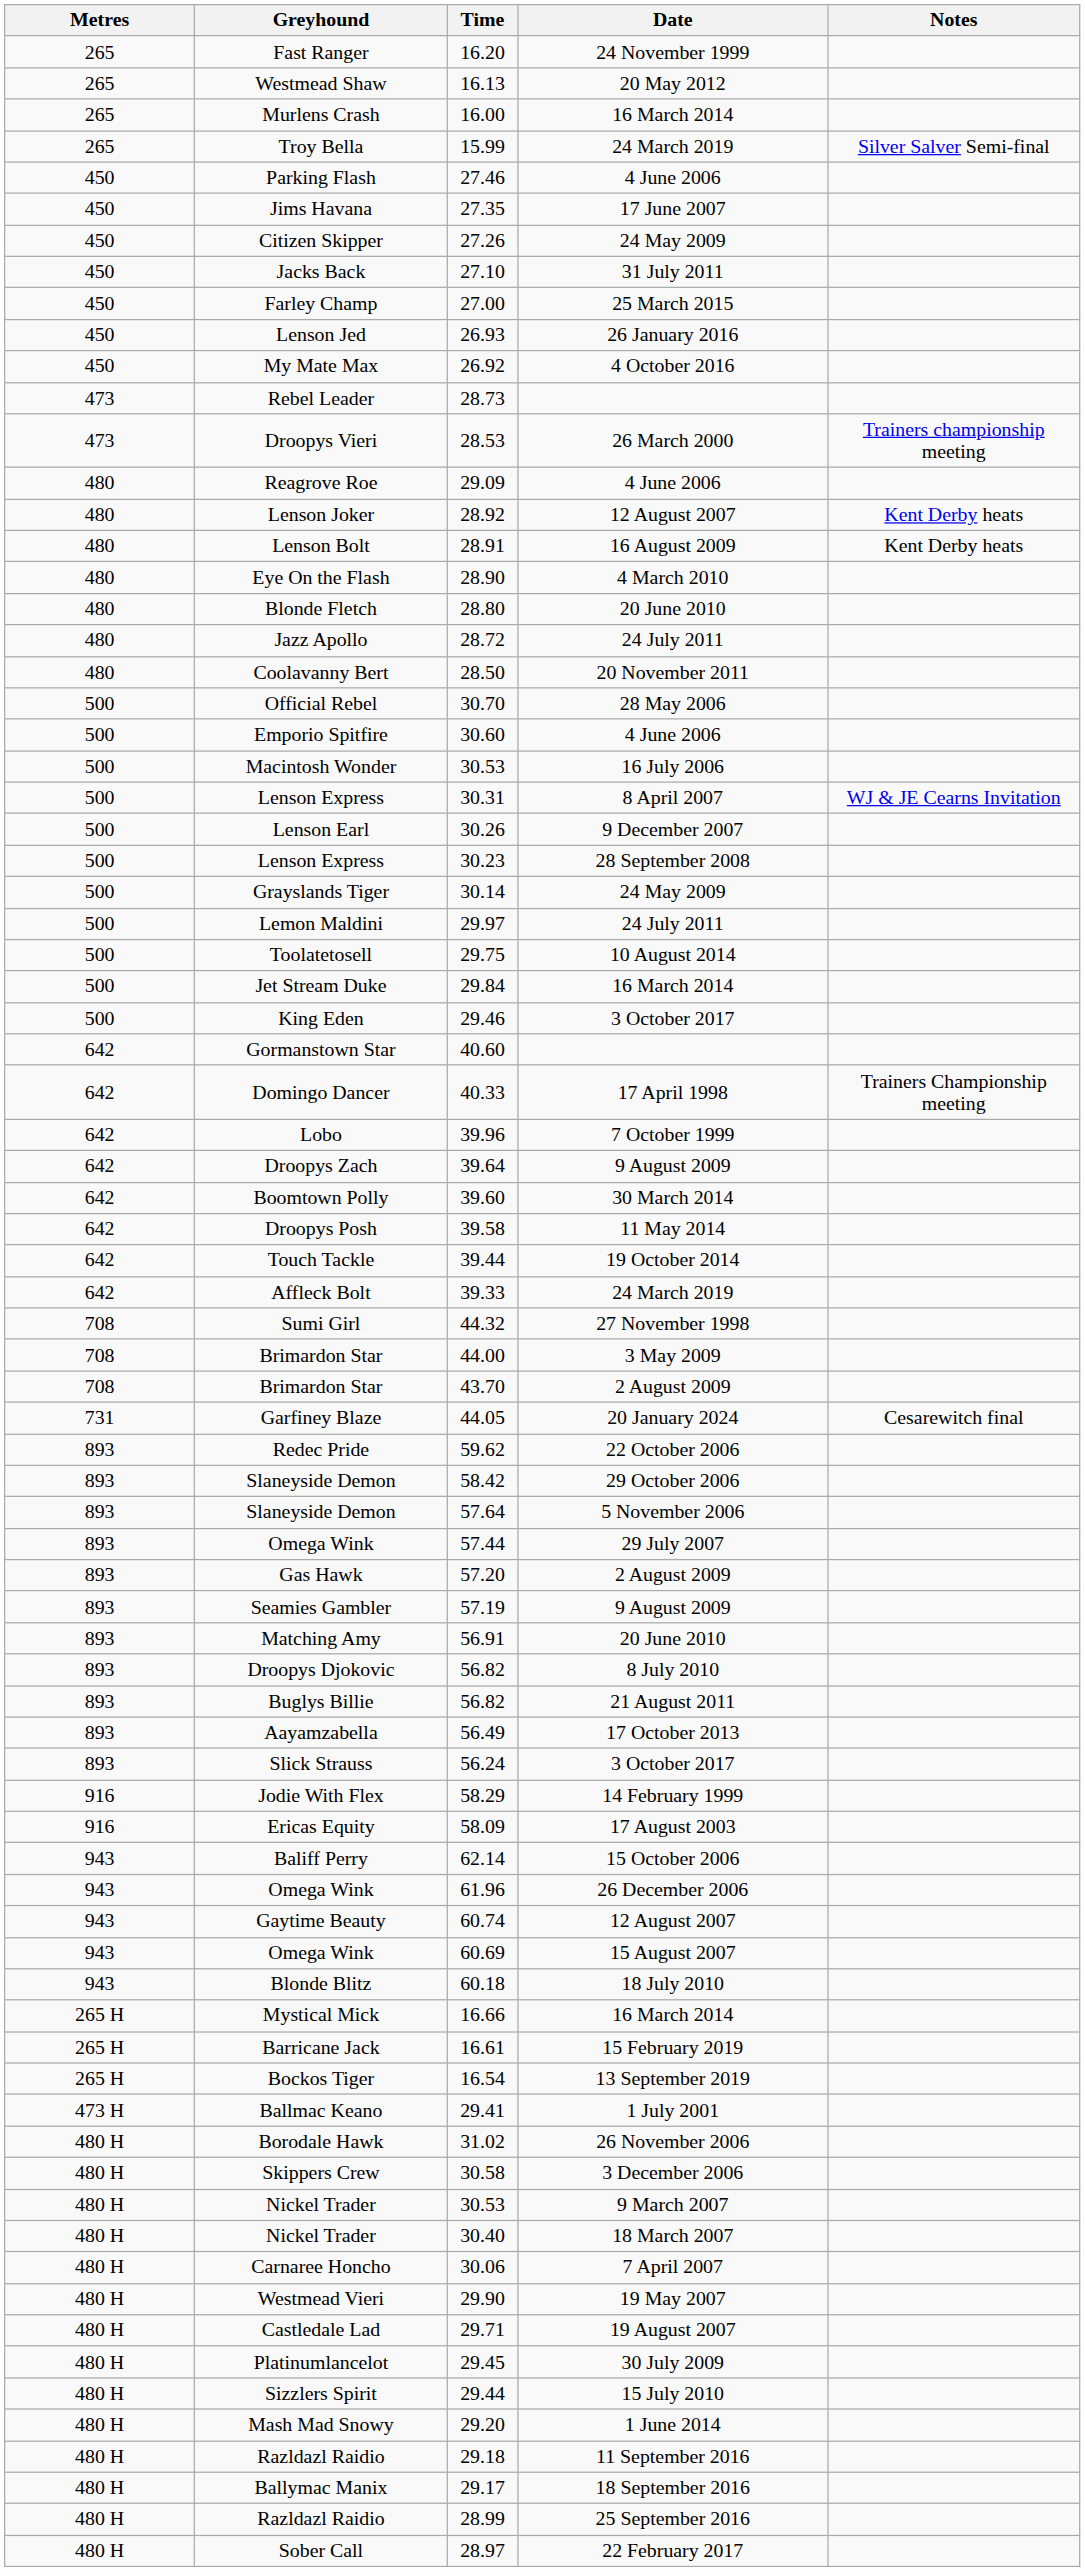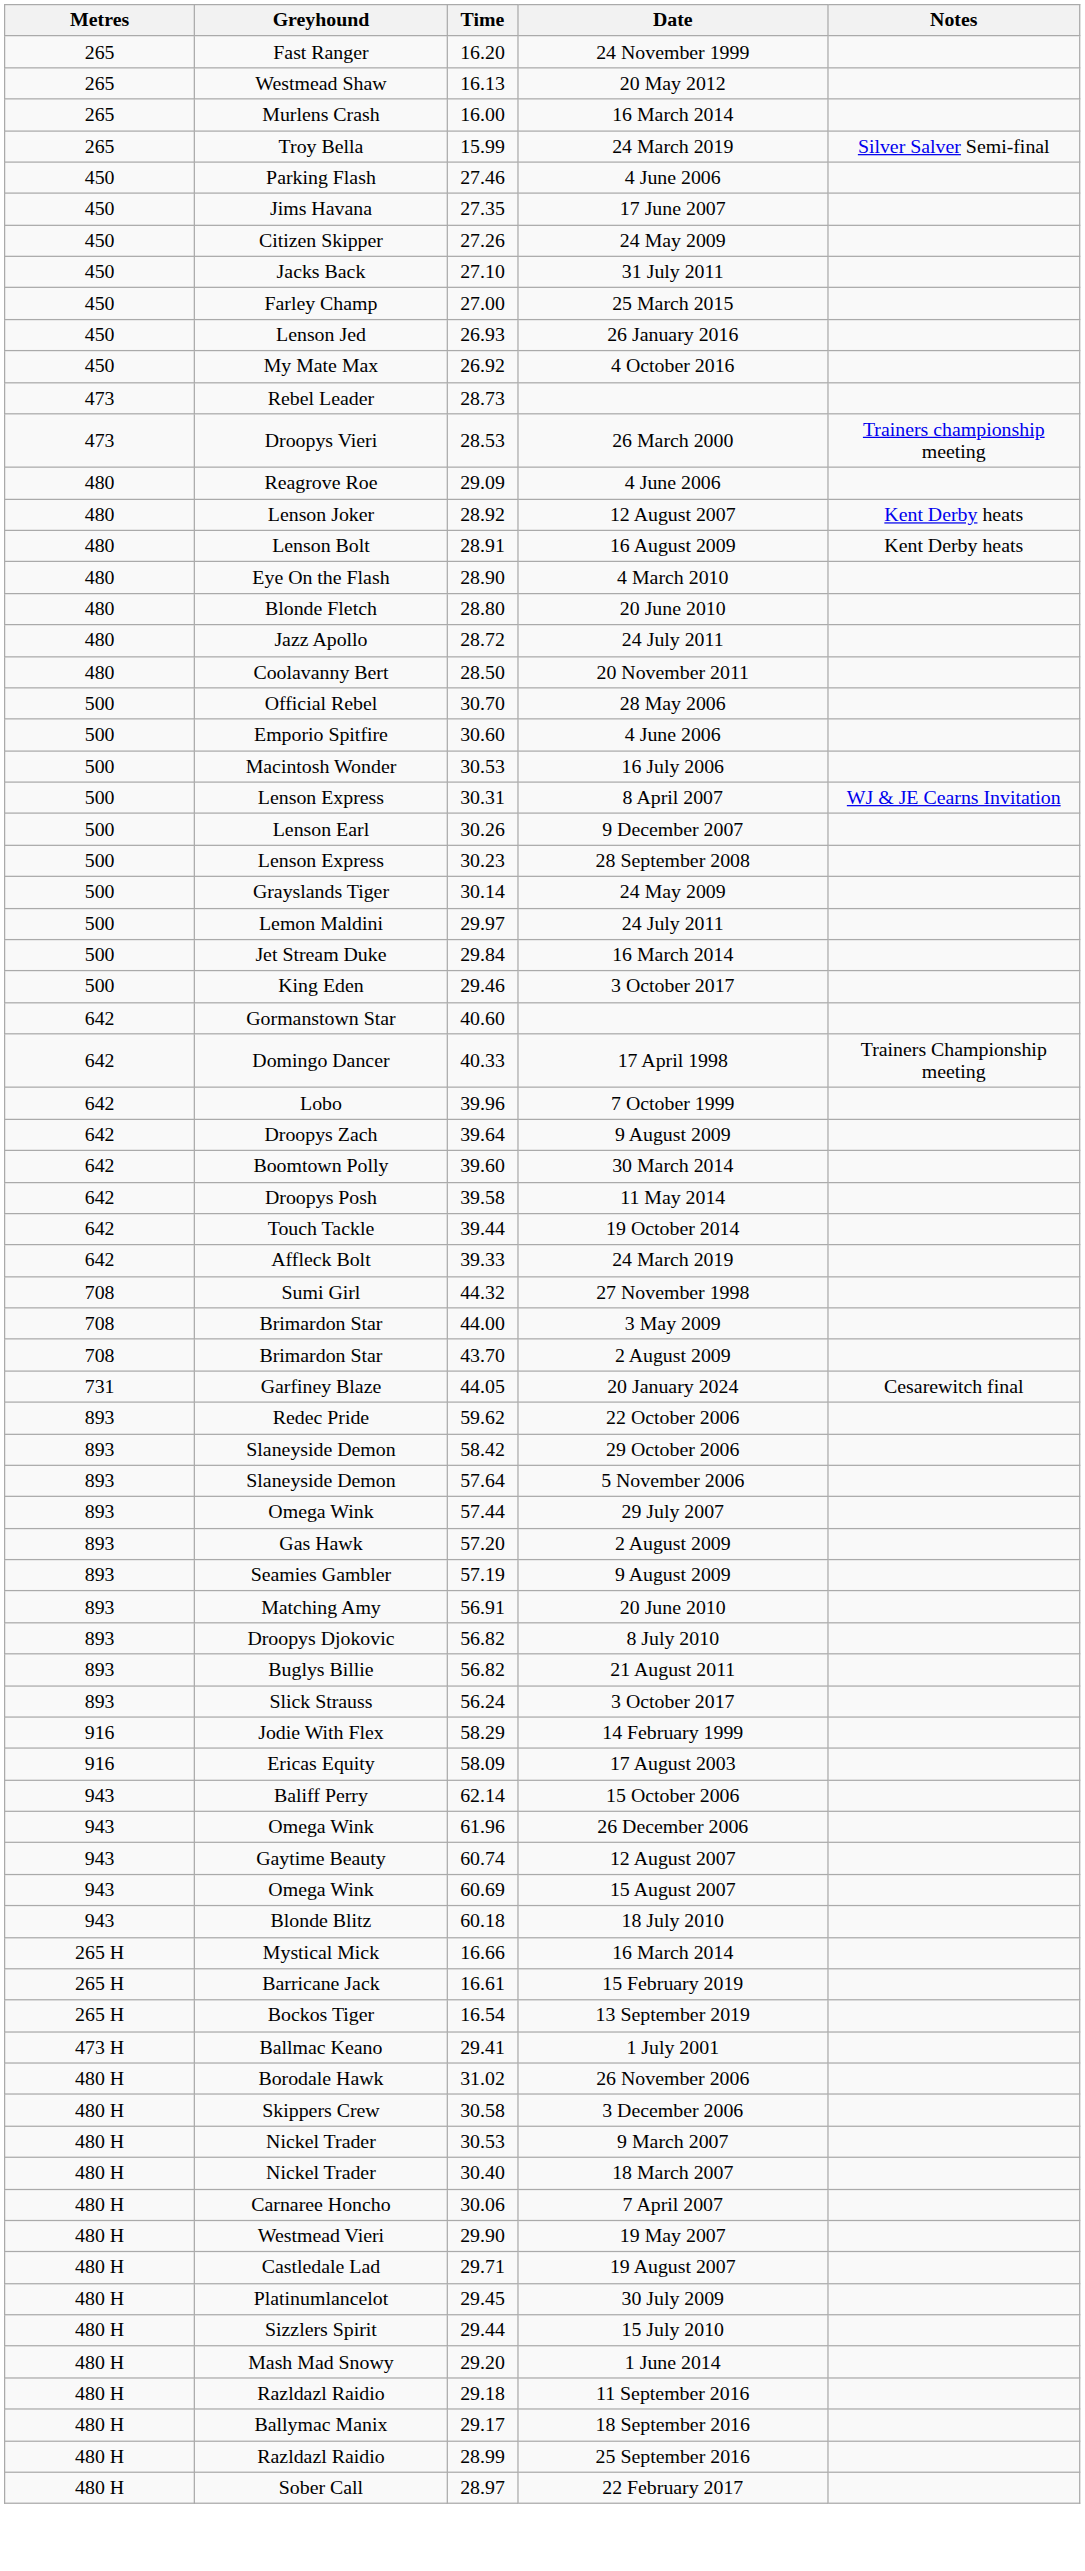- row: (321, 955)
- row: (321, 1732)
